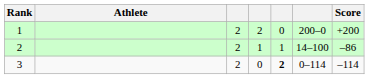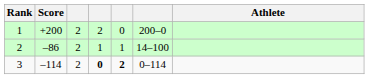columns swapped: (131, 13) <-> (348, 13)
(260, 64) normal -> (100, 64) bold
